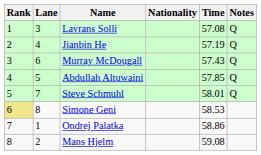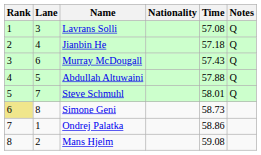(213, 45) 57.19 -> (213, 45) 57.18
(213, 77) 57.85 -> (213, 77) 57.88
(213, 110) 58.53 -> (213, 110) 58.73
